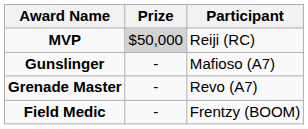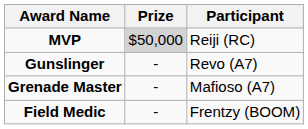(232, 64) Mafioso (A7) -> (224, 64) Revo (A7)
(224, 87) Revo (A7) -> (232, 87) Mafioso (A7)
